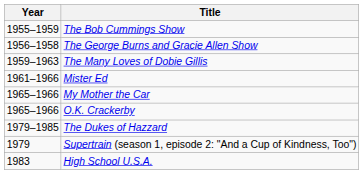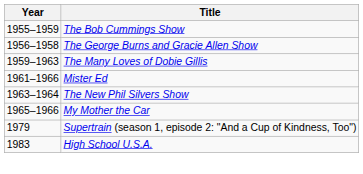+ row: (126, 95)
- row: (99, 111)
- row: (115, 128)
